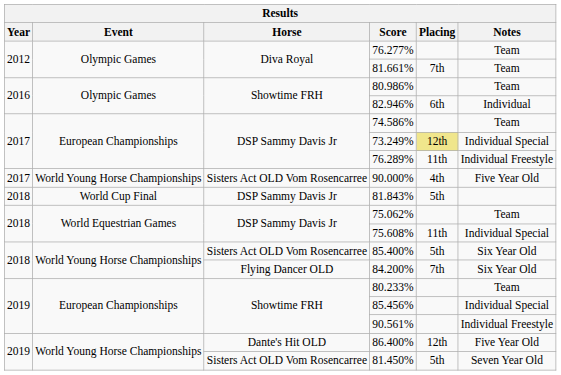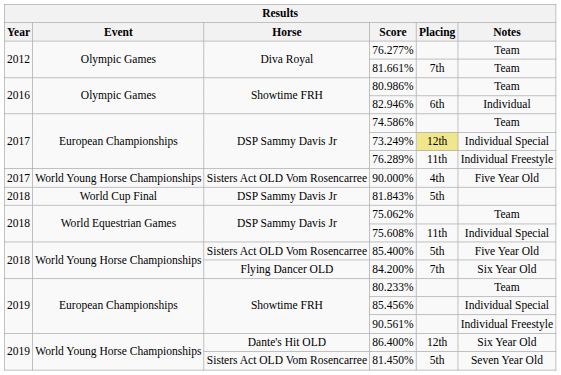(507, 251) Six Year Old -> (507, 251) Five Year Old
(507, 342) Five Year Old -> (507, 342) Six Year Old
